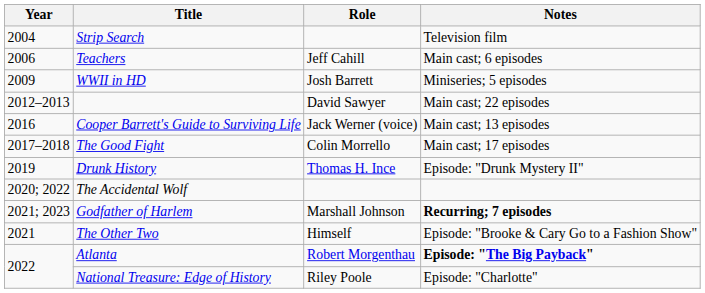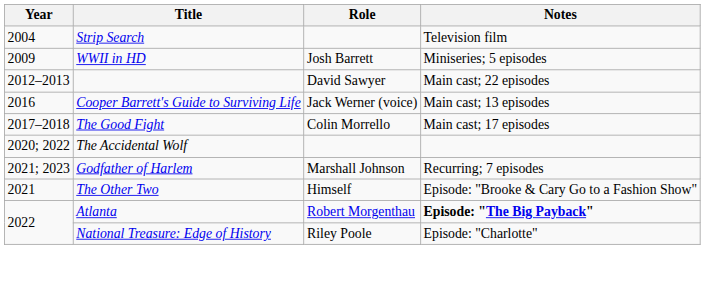- row: (101, 59)
- row: (116, 168)
(487, 211) bold -> (484, 168) normal
